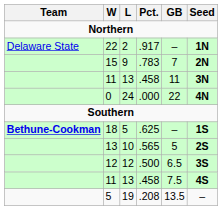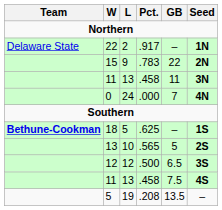(174, 63) 7 -> (174, 63) 22
(174, 96) 22 -> (174, 96) 7
